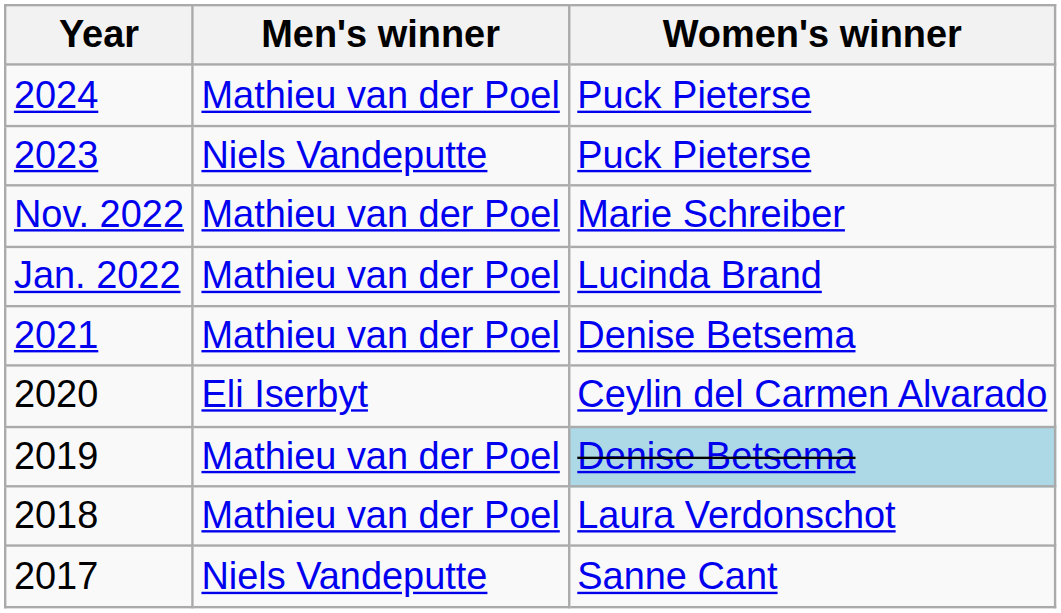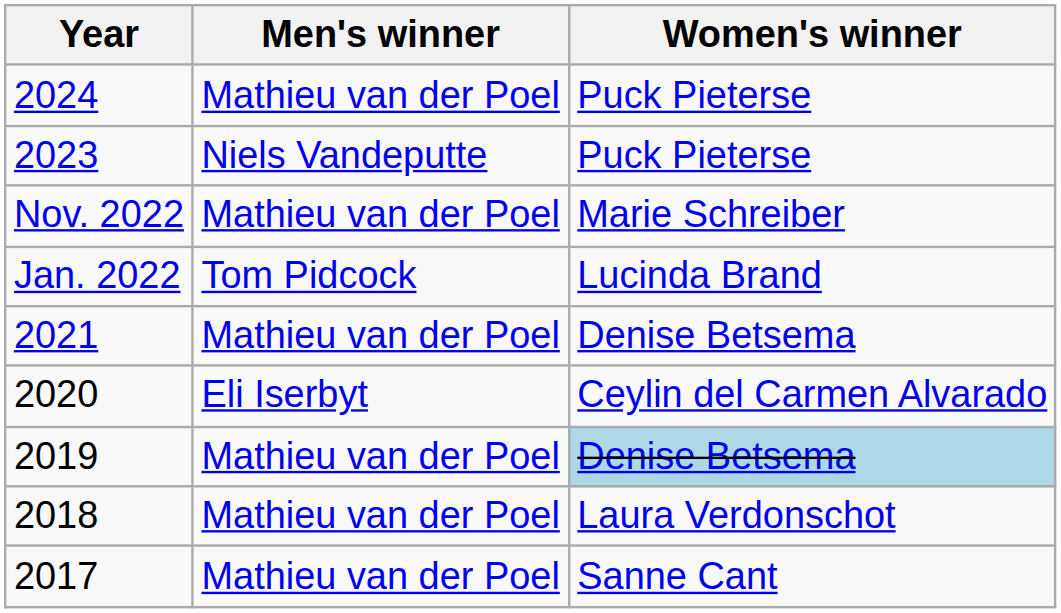(381, 275) Mathieu van der Poel -> (309, 275) Tom Pidcock
(344, 575) Niels Vandeputte -> (381, 575) Mathieu van der Poel
